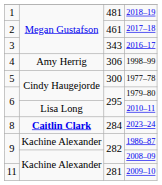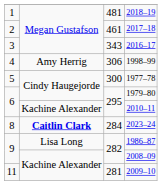(62, 108) Lisa Long -> (62, 108) Kachine Alexander
(62, 141) Kachine Alexander -> (62, 141) Lisa Long
